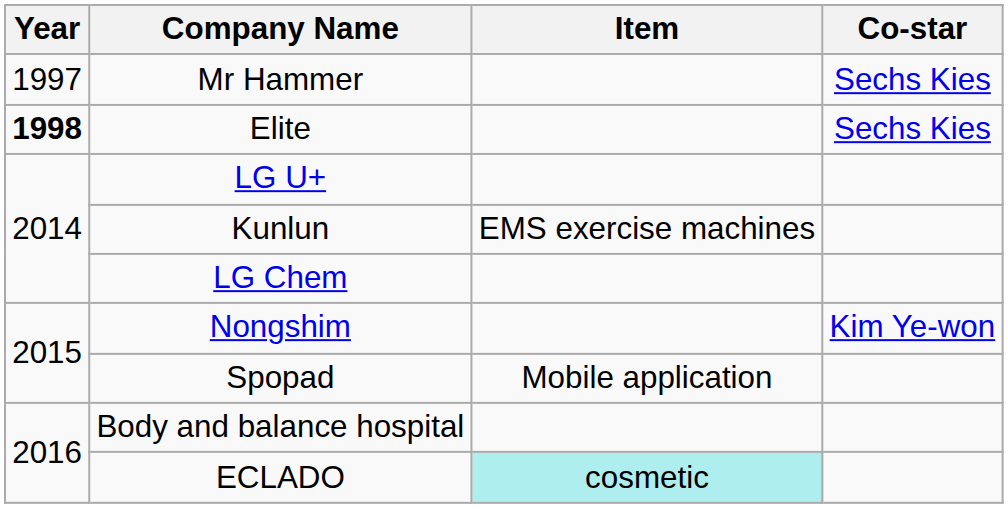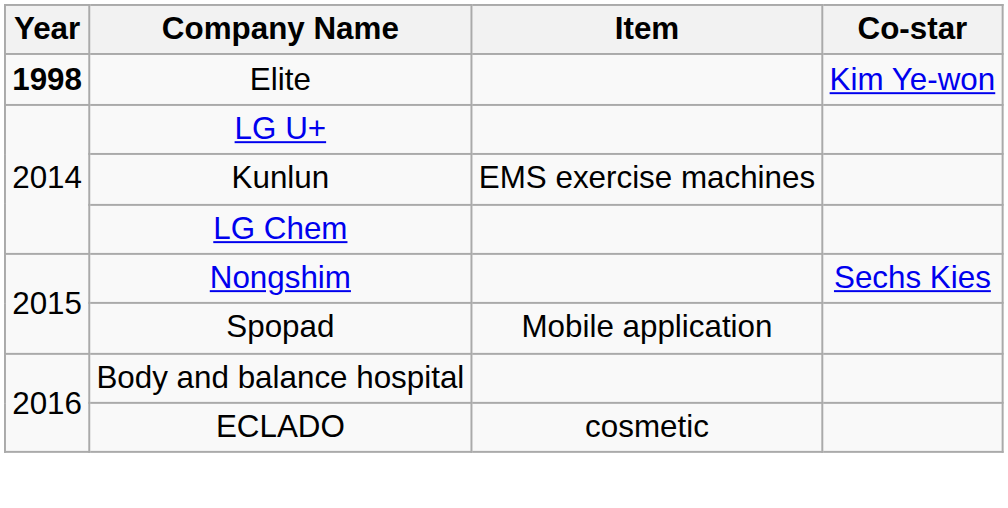- row: (280, 79)
(912, 128) Sechs Kies -> (912, 79) Kim Ye-won
(912, 327) Kim Ye-won -> (912, 278) Sechs Kies
(647, 476) paleturquoise background -> (647, 427) no background
